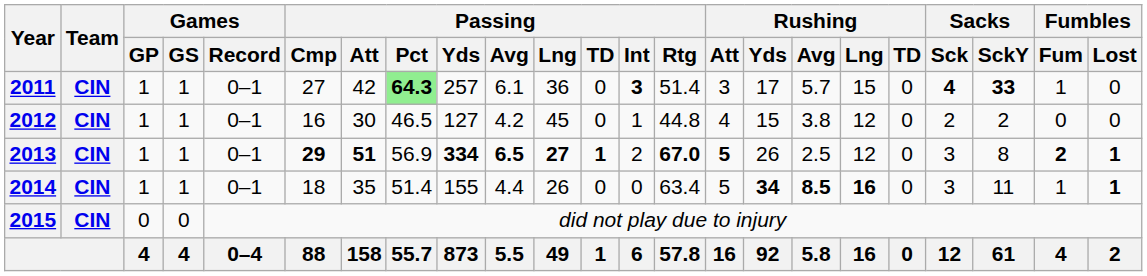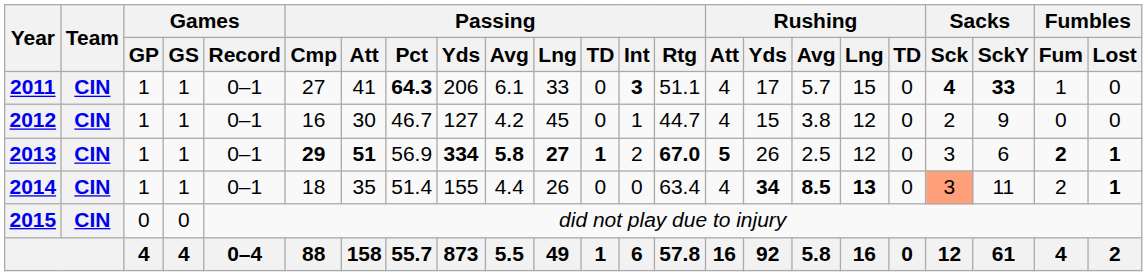(364, 87) 42 -> (364, 87) 41
(412, 87) lightgreen background -> (412, 87) no background
(461, 87) 257 -> (461, 87) 206
(558, 87) 36 -> (558, 87) 33
(680, 87) 51.4 -> (680, 87) 51.1
(724, 87) 3 -> (724, 87) 4
(412, 120) 46.5 -> (412, 120) 46.7
(680, 120) 44.8 -> (680, 120) 44.7
(1003, 120) 2 -> (1003, 120) 9
(509, 154) 6.5 -> (509, 154) 5.8
(1003, 154) 8 -> (1003, 154) 6
(724, 187) 5 -> (724, 187) 4
(864, 187) 16 -> (864, 187) 13
(949, 187) no background -> (949, 187) lightsalmon background
(1061, 187) 1 -> (1061, 187) 2
